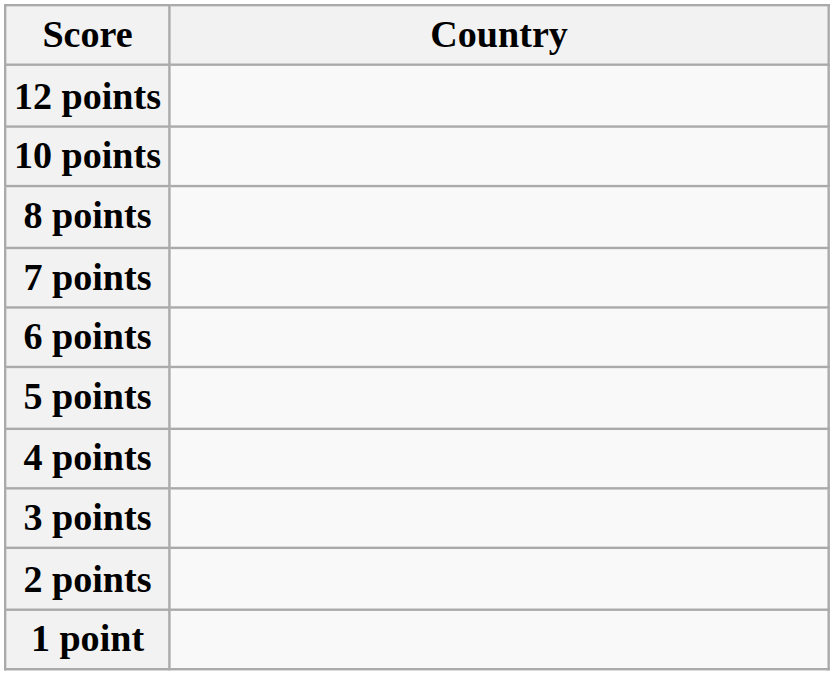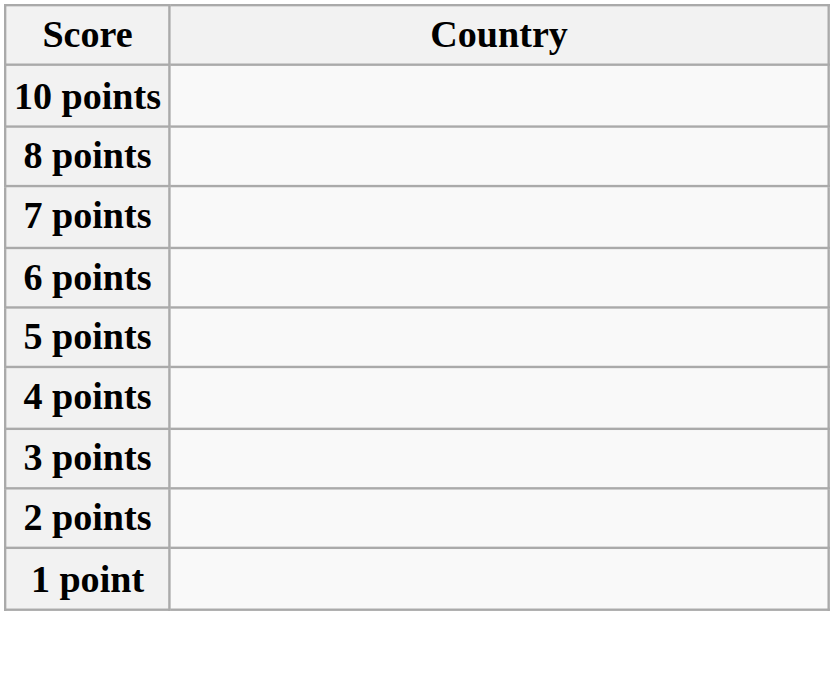- row: (88, 95)
